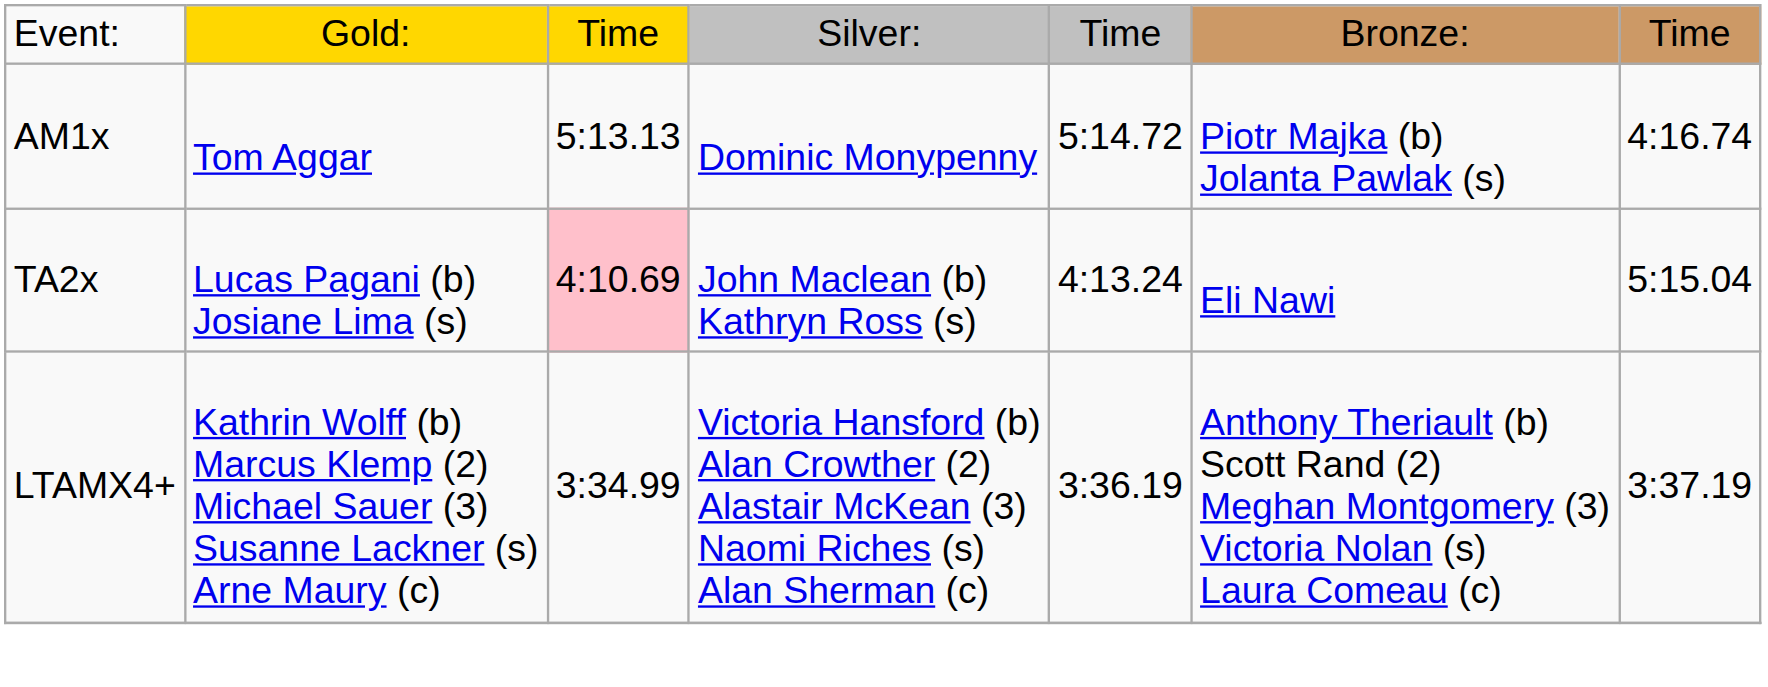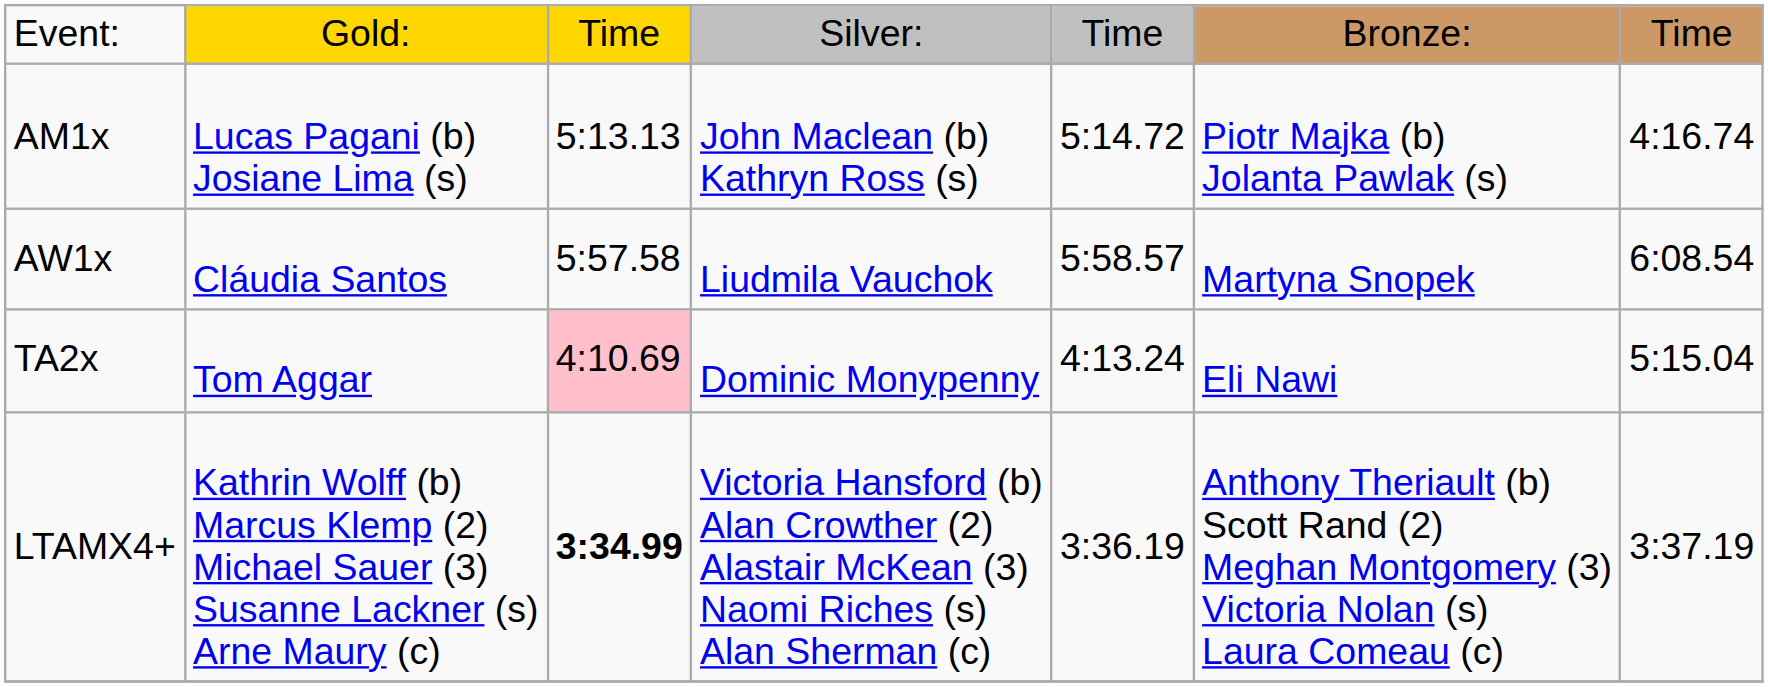(283, 156) Tom Aggar -> (335, 156) Lucas Pagani (b) Josiane Lima (s)
(868, 156) Dominic Monypenny -> (845, 156) John Maclean (b) Kathryn Ross (s)
+ row: (63, 258)
(335, 300) Lucas Pagani (b) Josiane Lima (s) -> (283, 380) Tom Aggar
(843, 300) John Maclean (b) Kathryn Ross (s) -> (870, 380) Dominic Monypenny
(618, 486) normal -> (619, 545) bold
